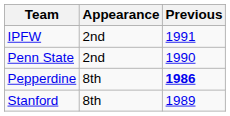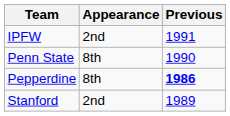(94, 57) 2nd -> (92, 57) 8th
(92, 100) 8th -> (94, 100) 2nd
